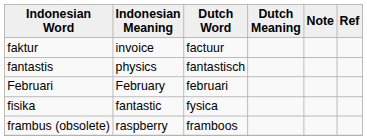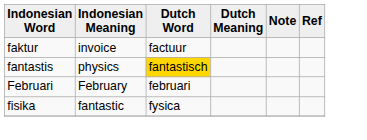(216, 67) no background -> (178, 67) gold background
- row: (59, 125)
